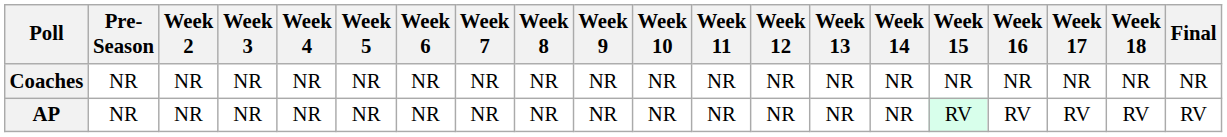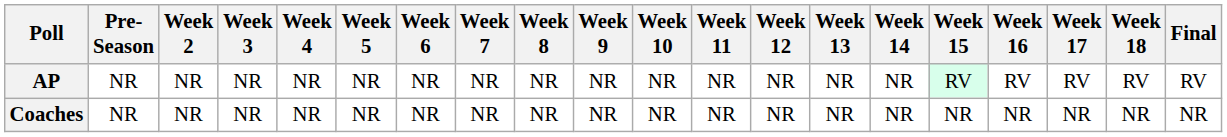rows swapped: (46, 114) <-> (46, 80)
